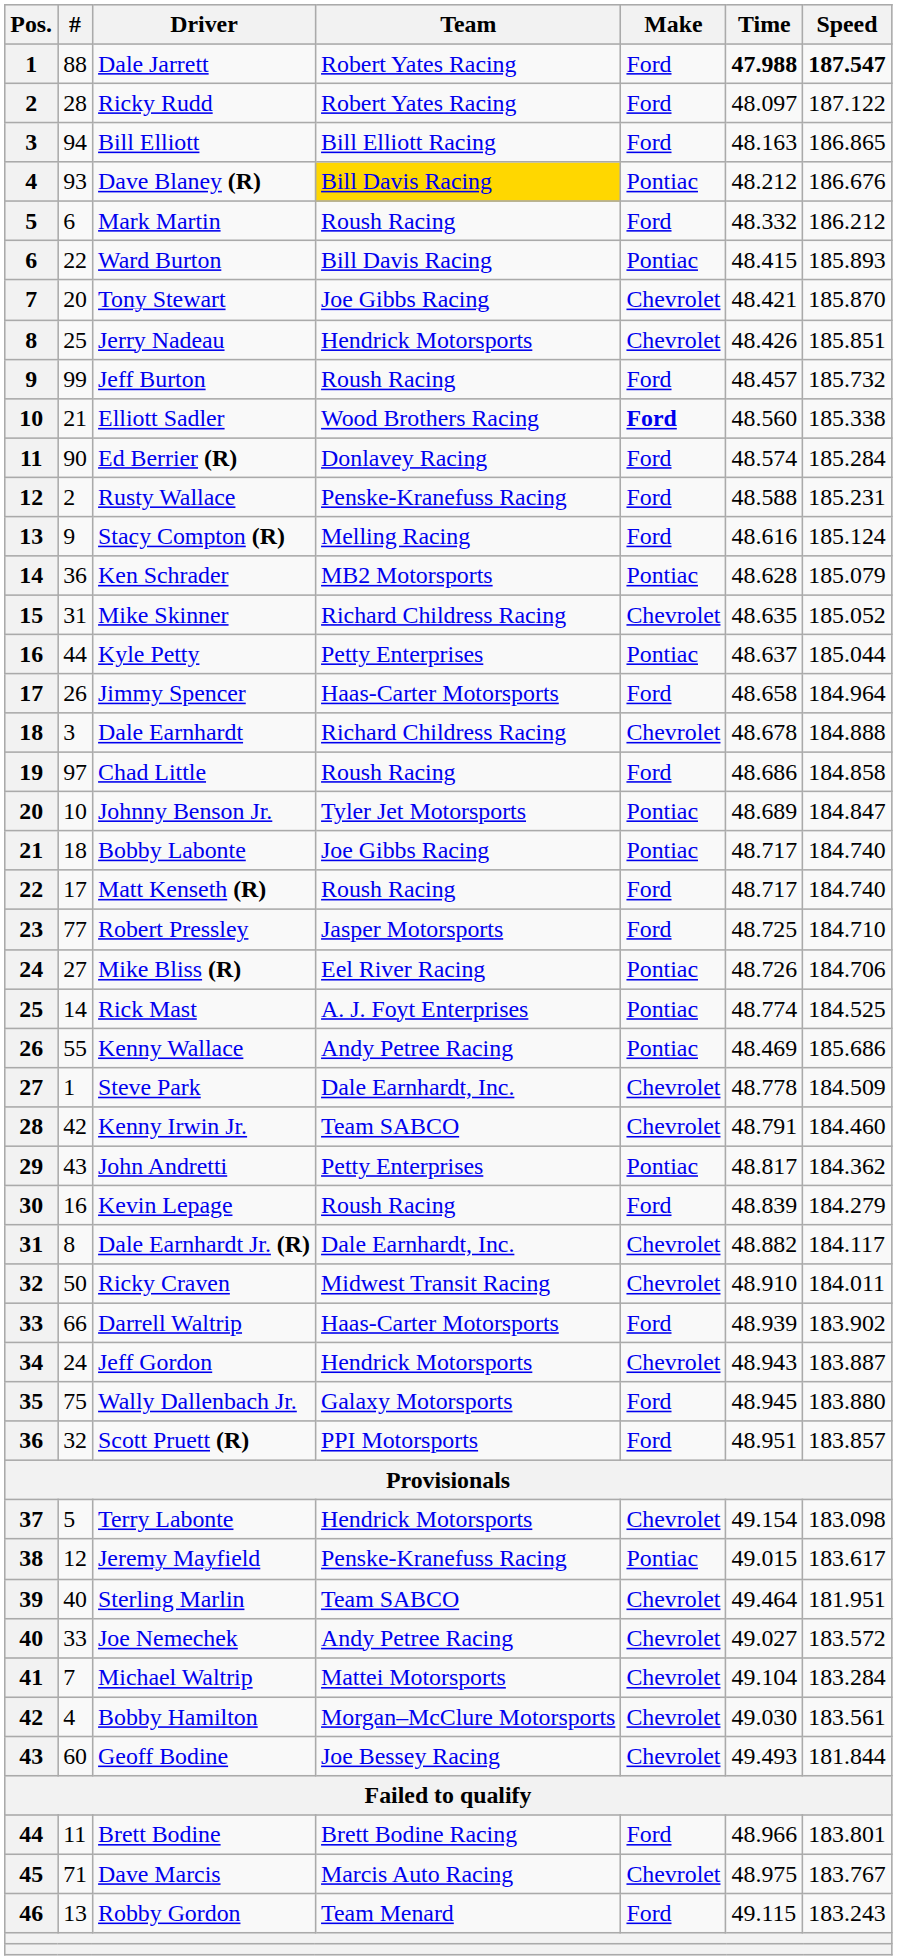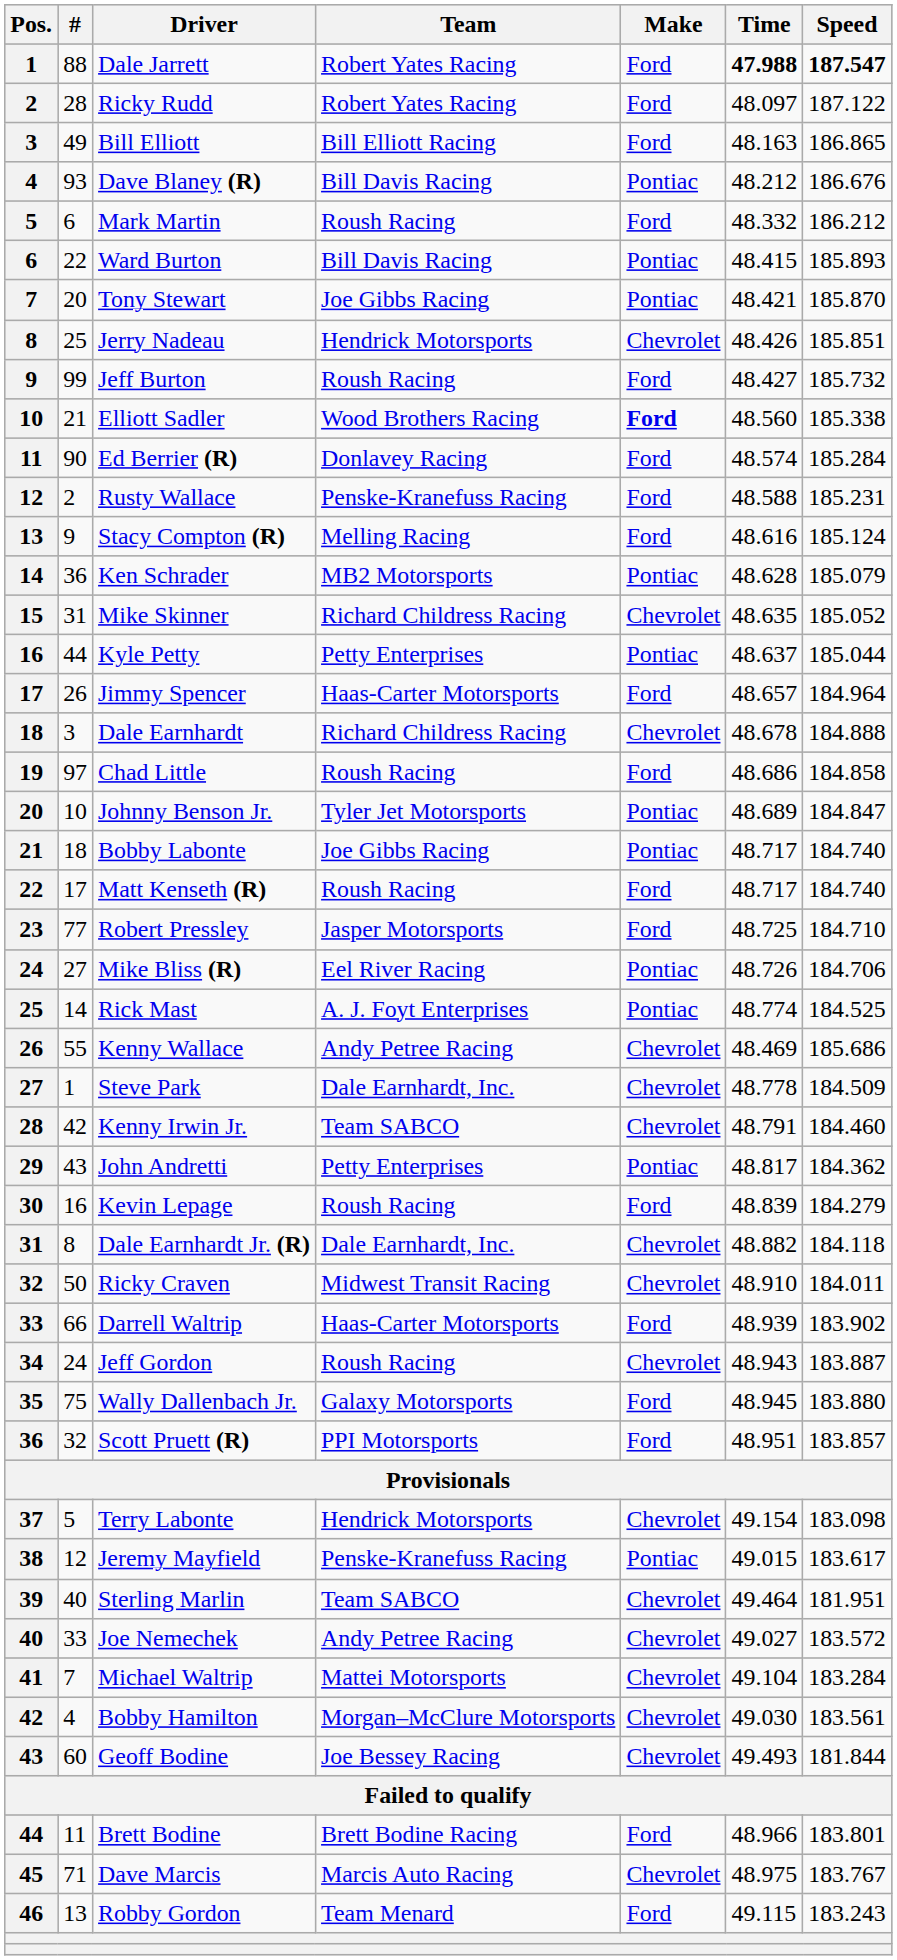(75, 142) 94 -> (75, 142) 49
(407, 181) gold background -> (407, 181) no background
(673, 299) Chevrolet -> (662, 299) Pontiac
(764, 378) 48.457 -> (764, 378) 48.427
(764, 693) 48.658 -> (764, 693) 48.657
(662, 1047) Pontiac -> (673, 1047) Chevrolet
(847, 1244) 184.117 -> (847, 1244) 184.118
(427, 1362) Hendrick Motorsports -> (388, 1362) Roush Racing
